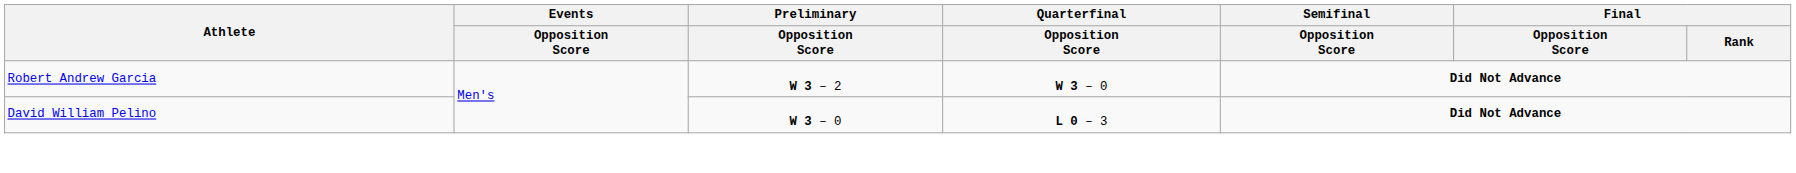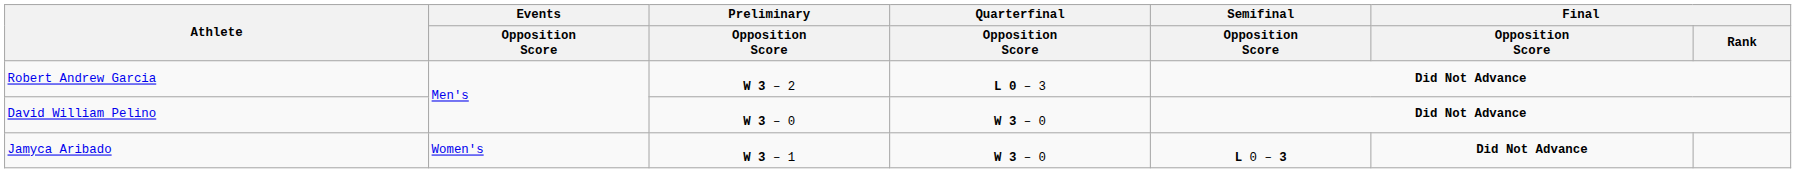(1081, 86) W 3 – 0 -> (1020, 86) L 0 – 3
(1081, 122) L 0 – 3 -> (1020, 122) W 3 – 0
+ row: (60, 150)
